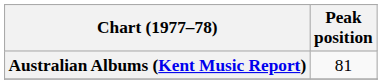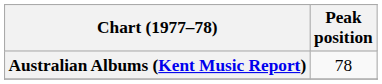(343, 65) 81 -> (343, 65) 78
